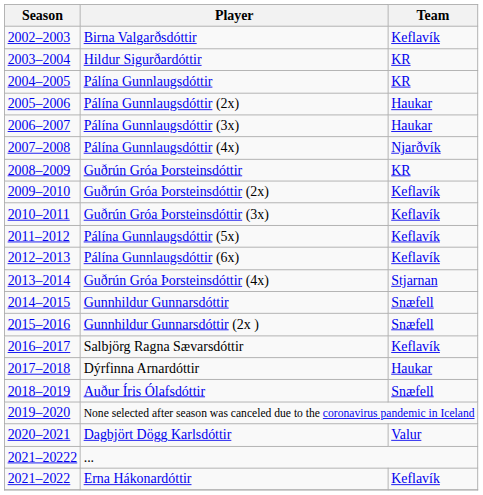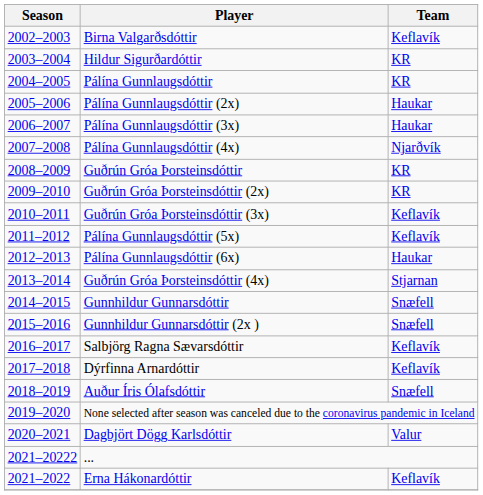(416, 192) Keflavík -> (401, 192) KR
(416, 258) Keflavík -> (412, 258) Haukar
(412, 368) Haukar -> (416, 368) Keflavík
